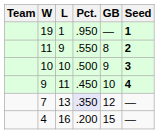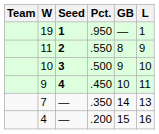columns swapped: (64, 13) <-> (138, 13)
(87, 102) lavender background -> (101, 102) no background
(109, 102) 12 -> (123, 102) 14
